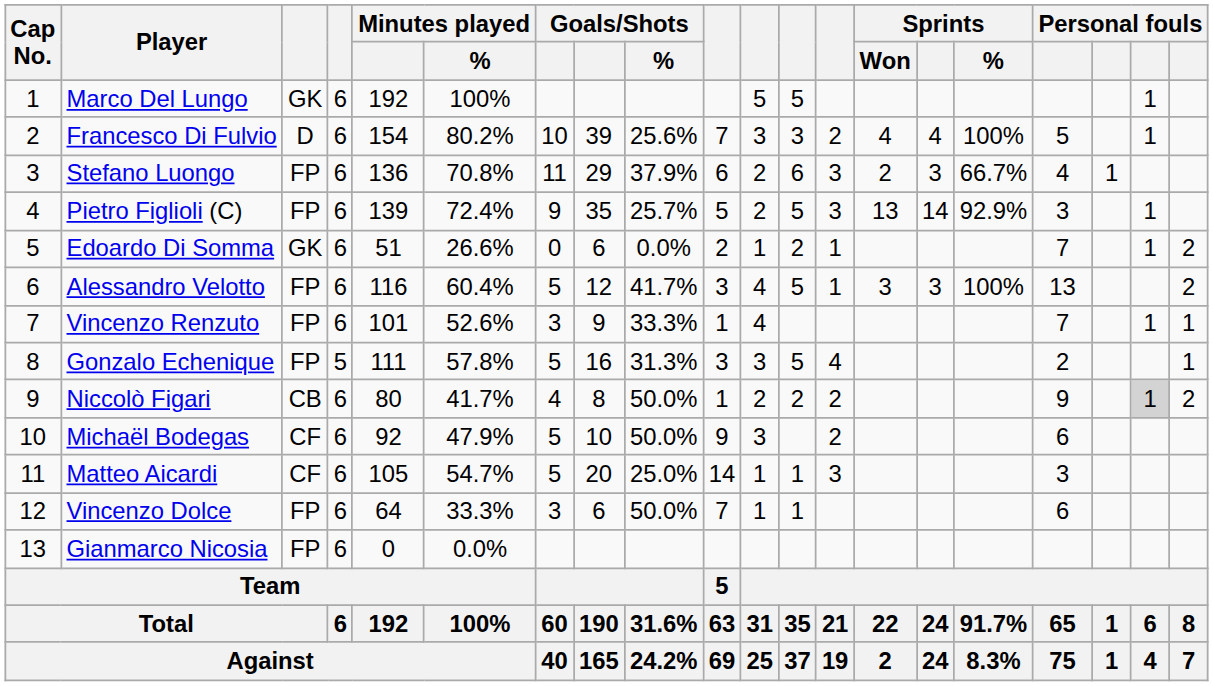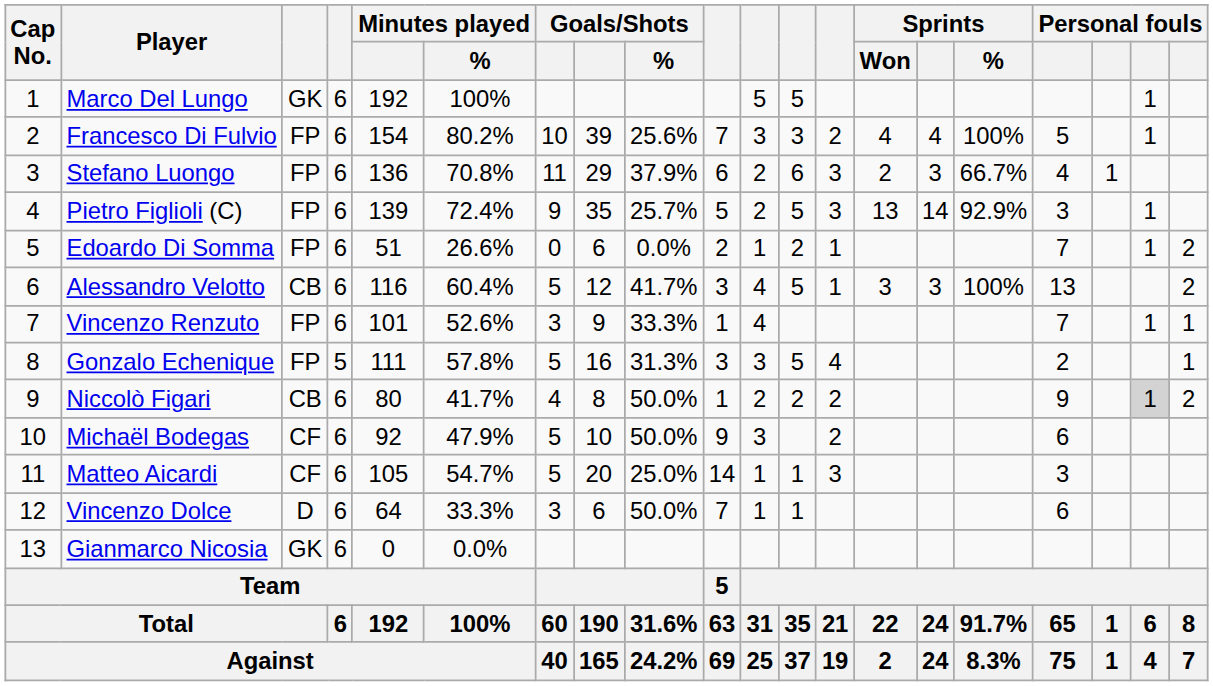(305, 136) D -> (305, 136) FP
(305, 248) GK -> (305, 248) FP
(305, 286) FP -> (305, 286) CB
(305, 511) FP -> (305, 511) D
(305, 548) FP -> (305, 548) GK
